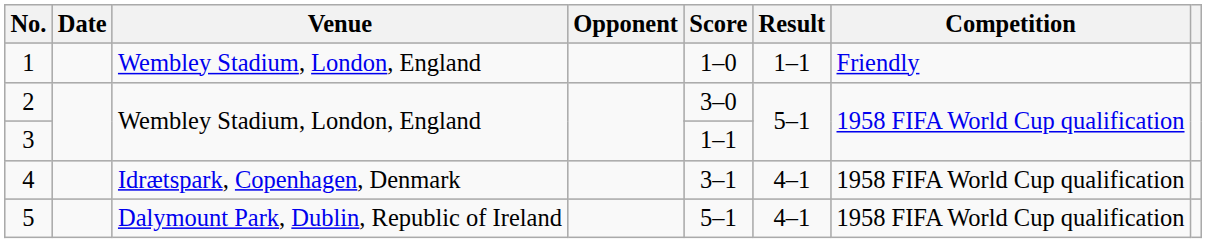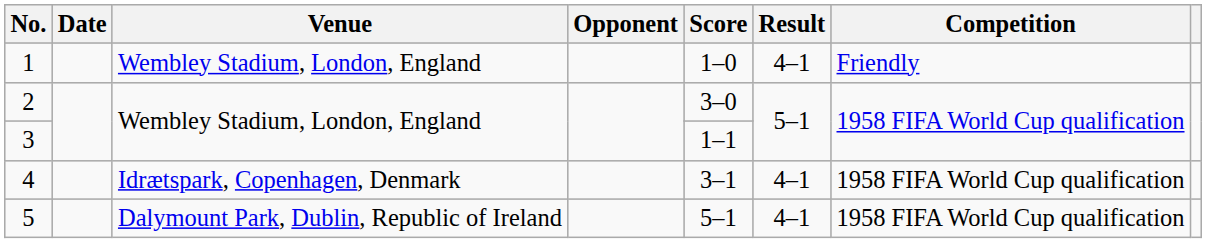(792, 62) 1–1 -> (792, 62) 4–1
